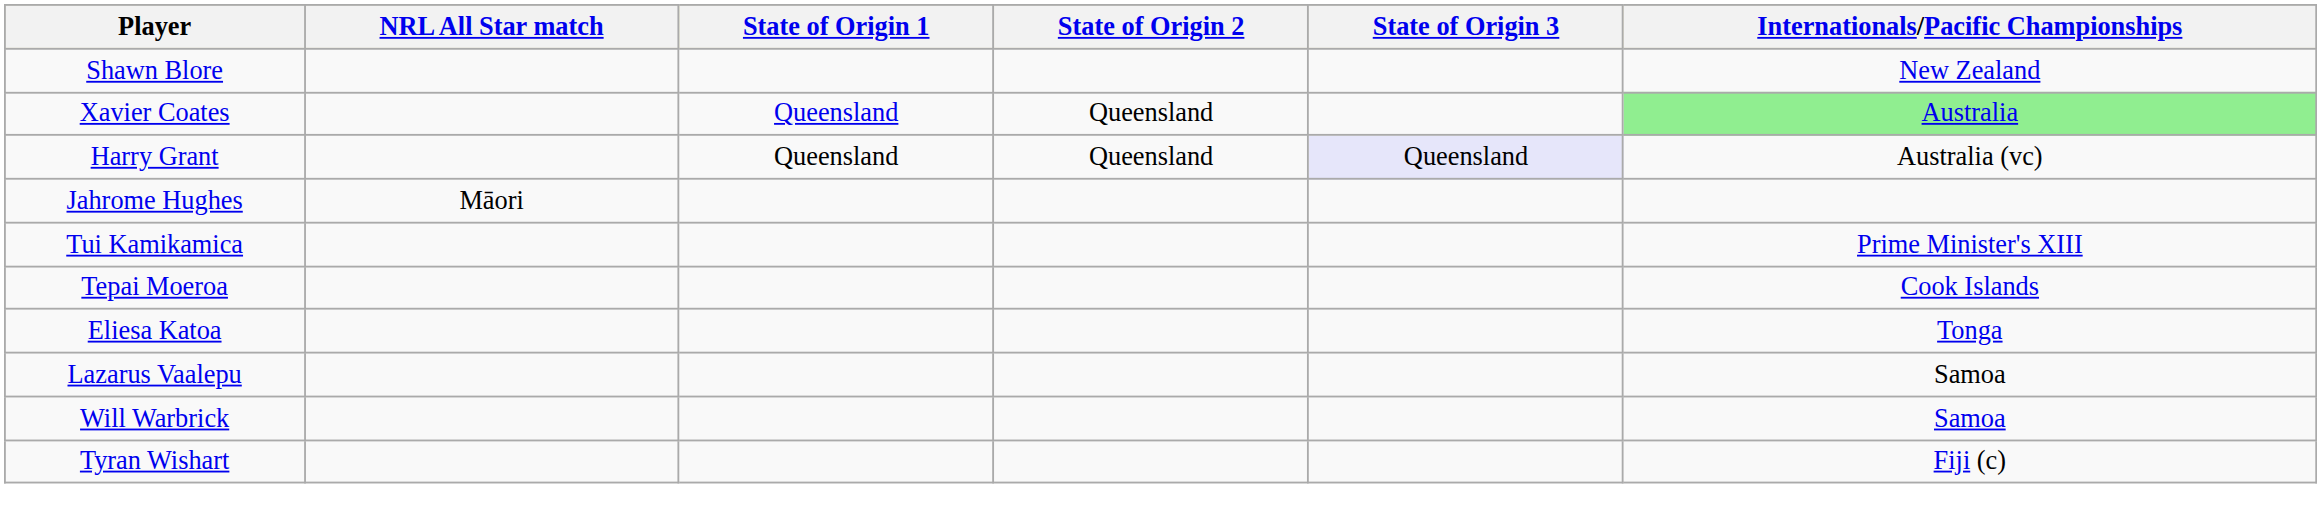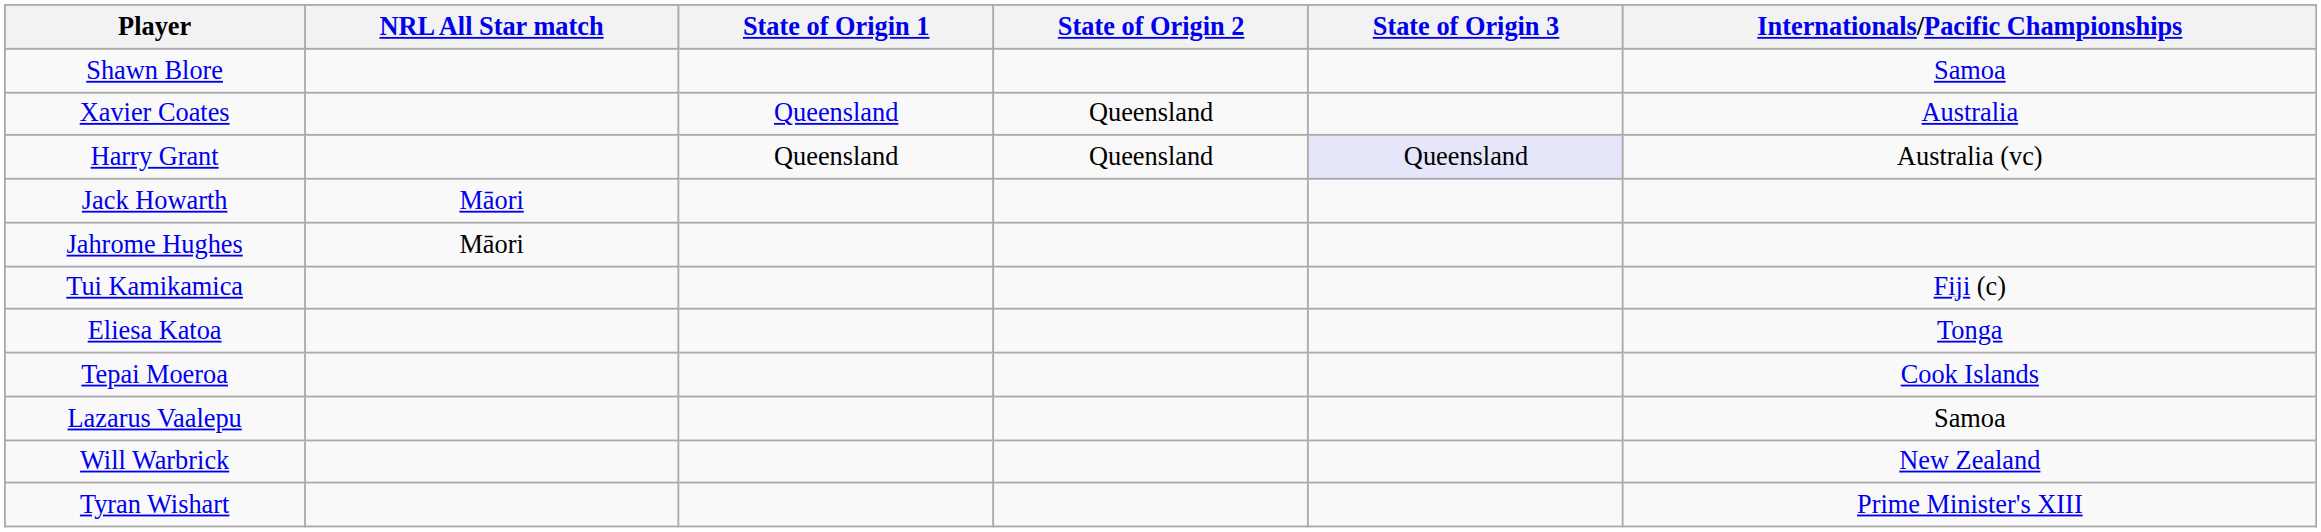(1970, 70) New Zealand -> (1970, 70) Samoa
(1970, 113) lightgreen background -> (1970, 113) no background
+ row: (155, 200)
(1970, 243) Prime Minister's XIII -> (1970, 287) Fiji (c)
rows swapped: (155, 330) <-> (155, 287)
(1970, 417) Samoa -> (1970, 461) New Zealand
(1970, 461) Fiji (c) -> (1970, 504) Prime Minister's XIII
